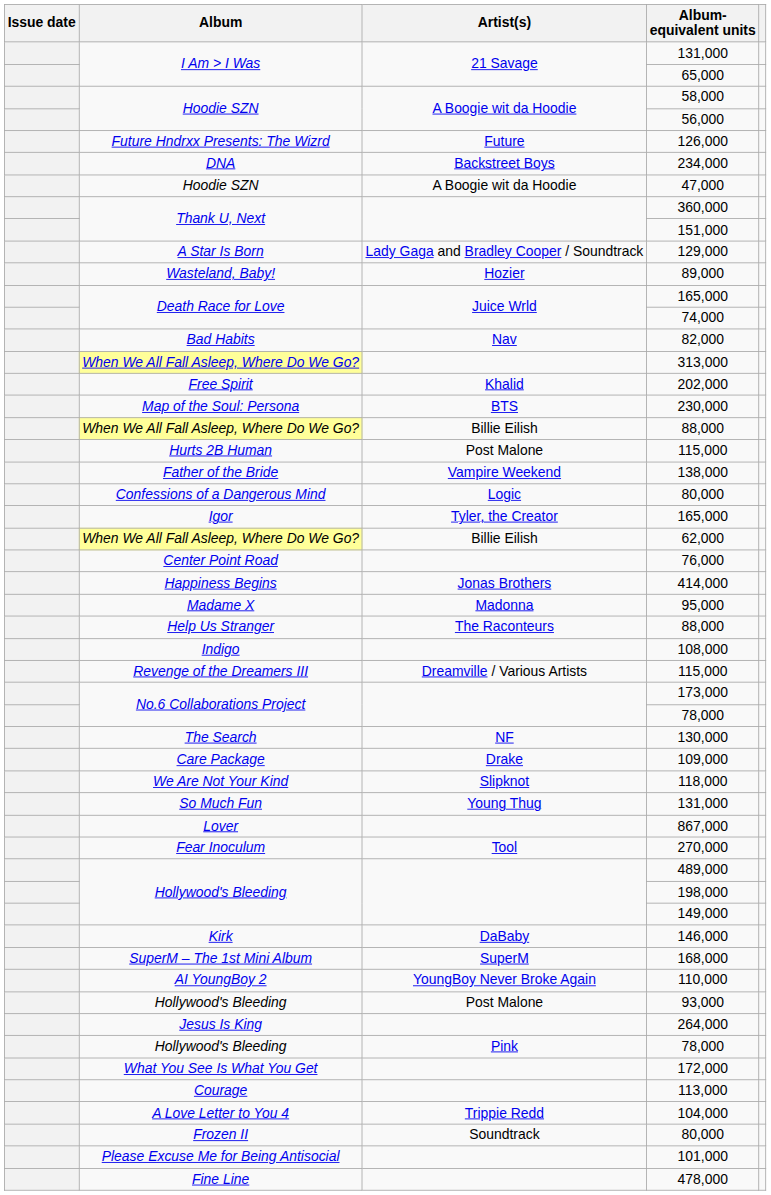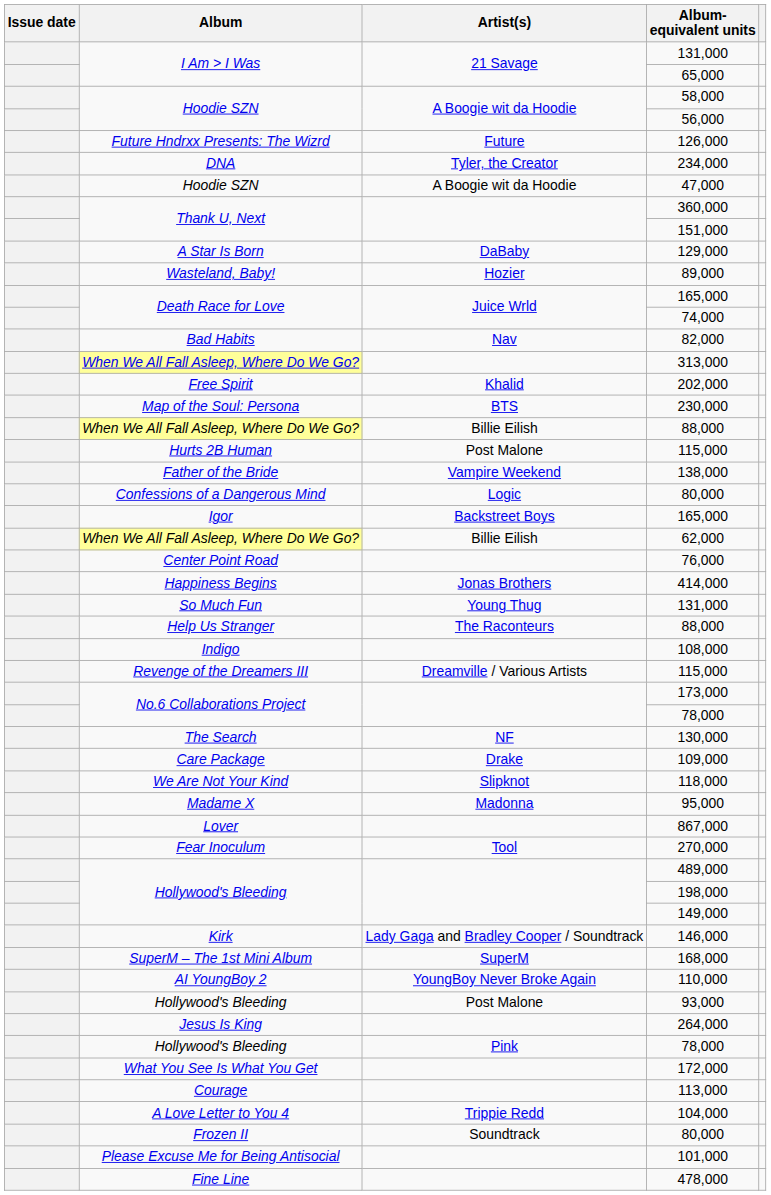(504, 163) Backstreet Boys -> (504, 163) Tyler, the Creator
(504, 251) Lady Gaga and Bradley Cooper / Soundtrack -> (504, 251) DaBaby
(504, 516) Tyler, the Creator -> (504, 516) Backstreet Boys
rows swapped: (221, 605) <-> (221, 803)
(504, 936) DaBaby -> (504, 936) Lady Gaga and Bradley Cooper / Soundtrack
